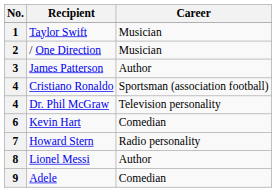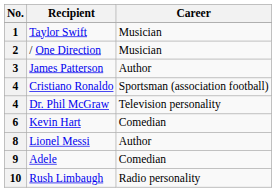- row: (15, 141)
+ row: (15, 178)
